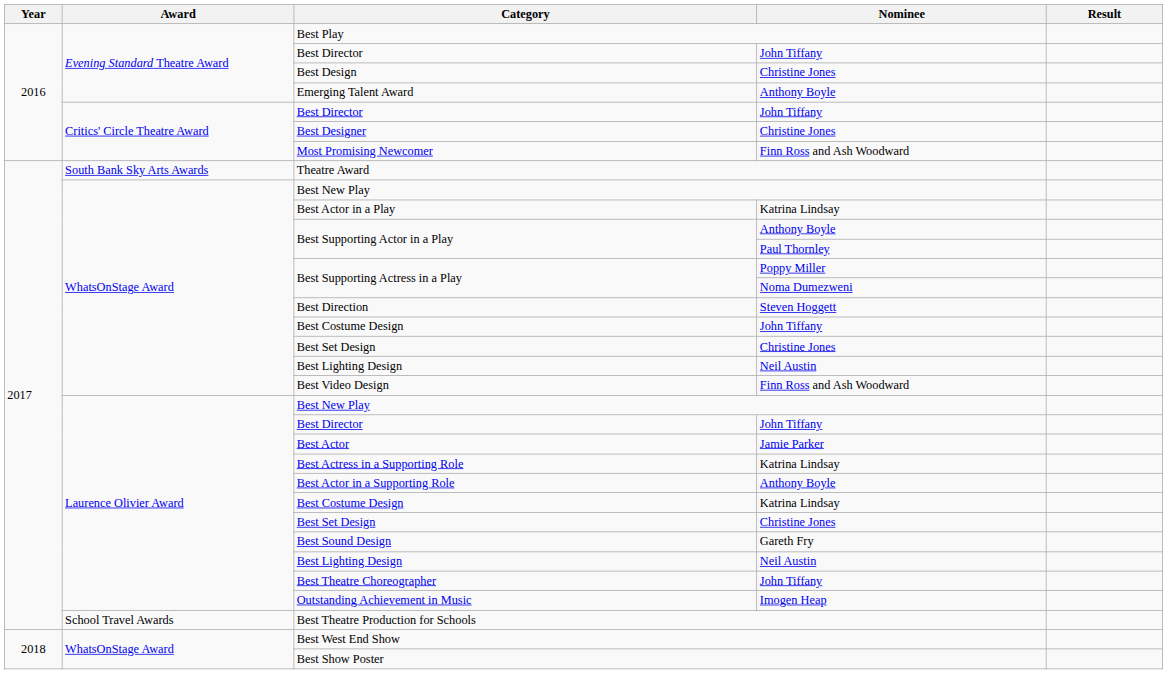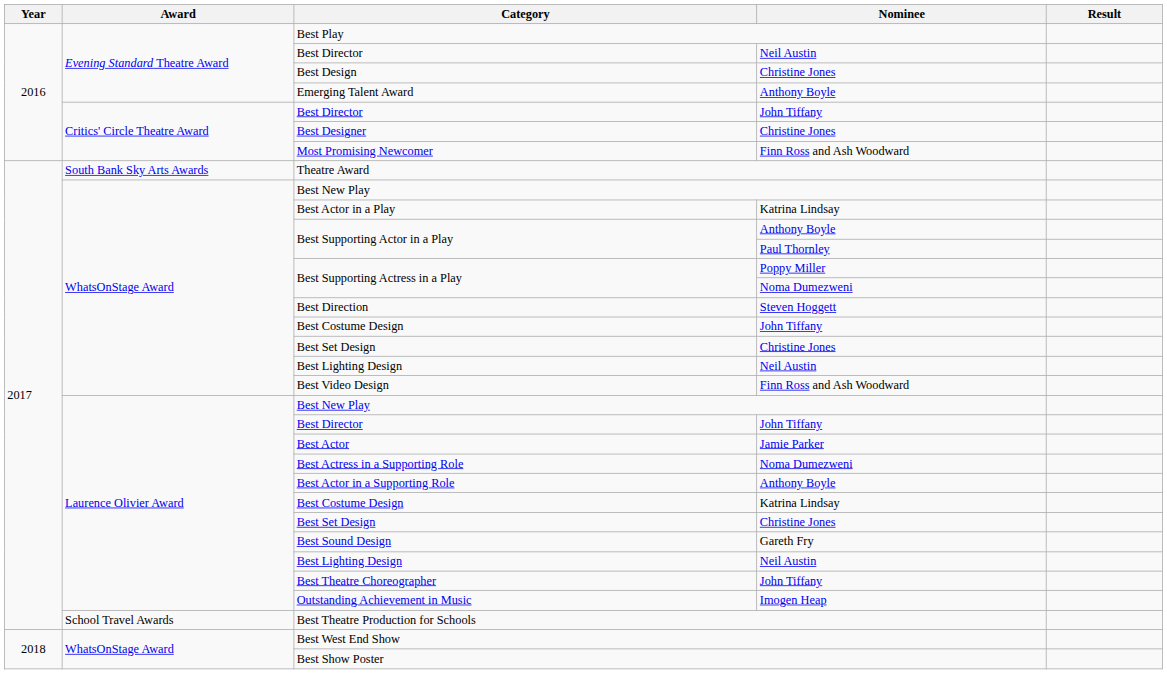(791, 53) John Tiffany -> (788, 53) Neil Austin
(800, 463) Katrina Lindsay -> (806, 463) Noma Dumezweni
